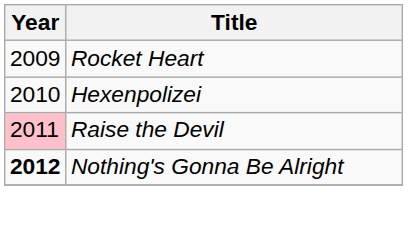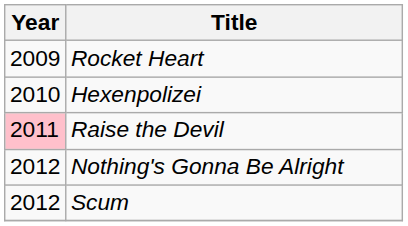(35, 166) bold -> (35, 166) normal
+ row: (100, 202)
